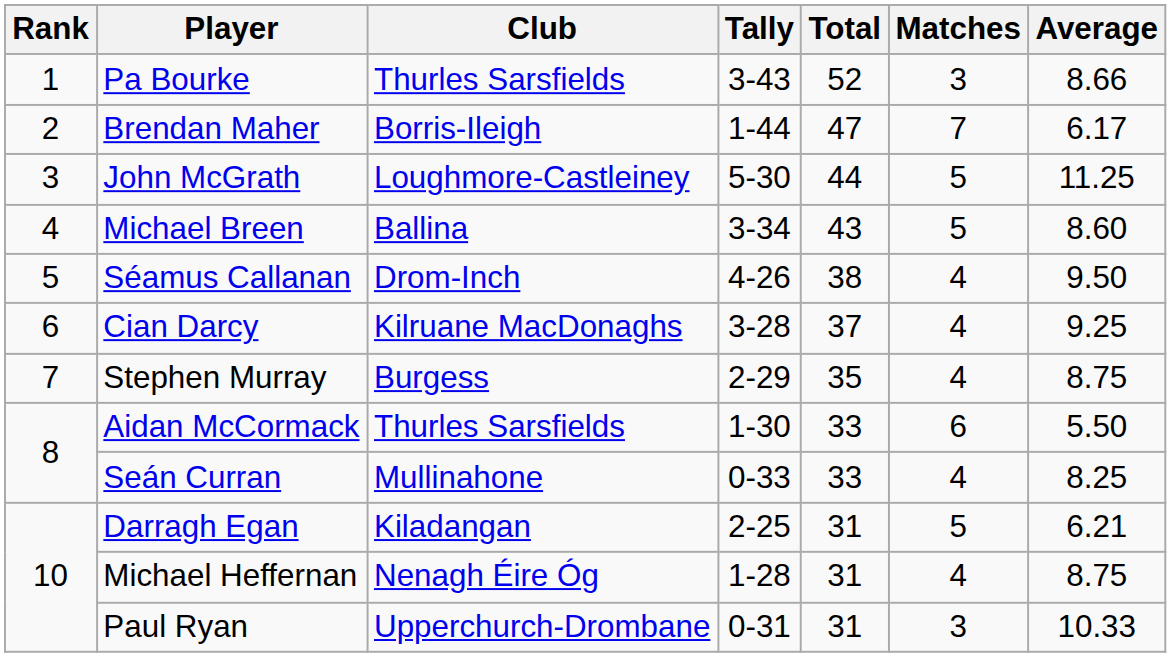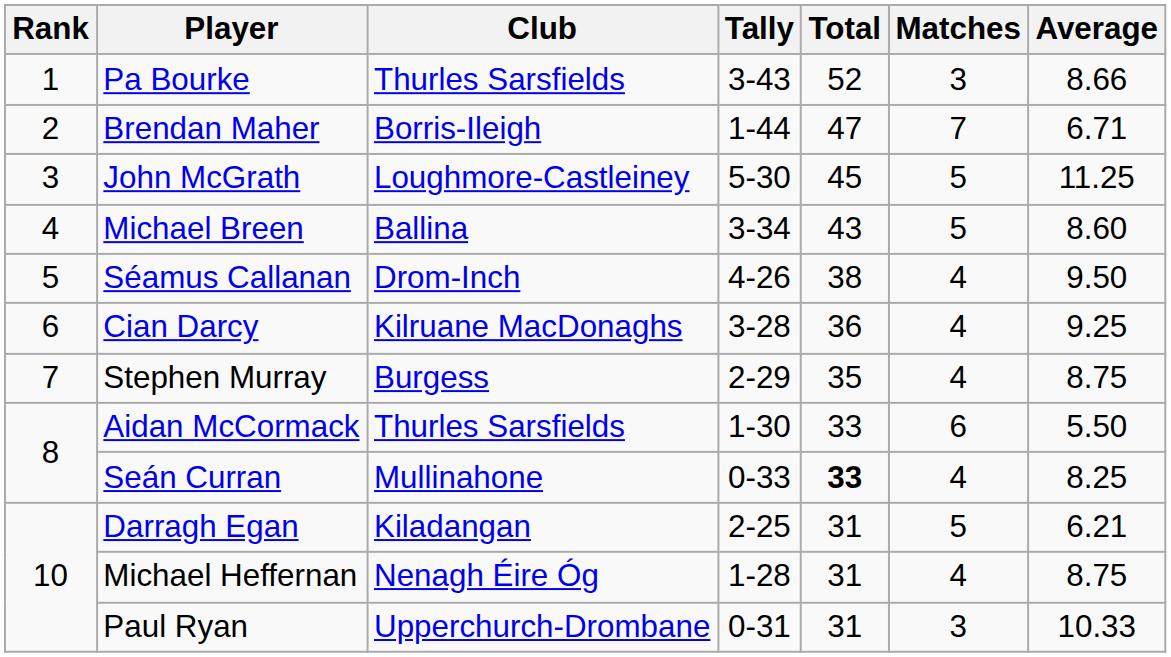(1097, 128) 6.17 -> (1097, 128) 6.71
(845, 178) 44 -> (845, 178) 45
(845, 327) 37 -> (845, 327) 36
(845, 476) normal -> (845, 476) bold
